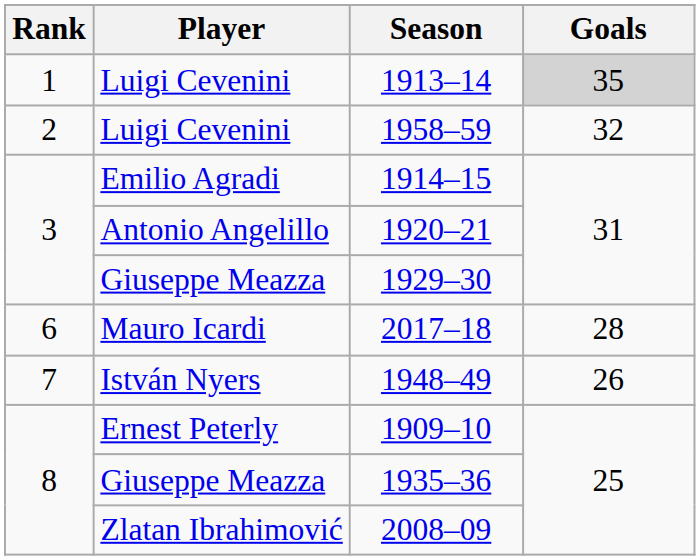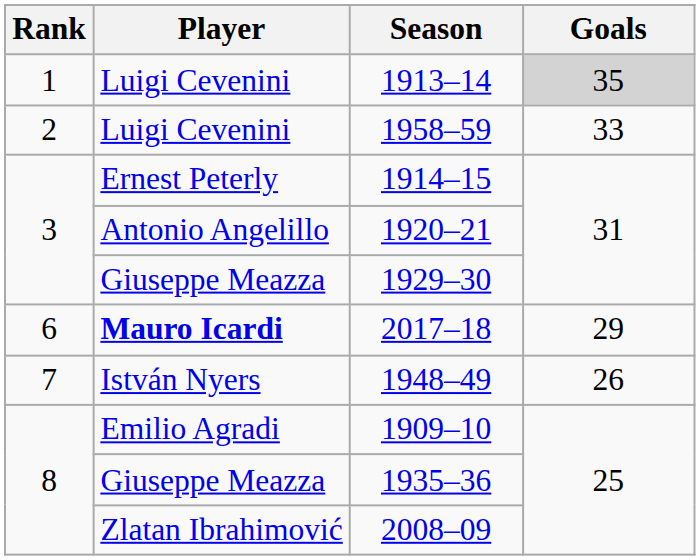(608, 129) 32 -> (608, 129) 33
(190, 179) Emilio Agradi -> (189, 179) Ernest Peterly
(183, 329) normal -> (192, 329) bold
(608, 329) 28 -> (608, 329) 29
(189, 429) Ernest Peterly -> (190, 429) Emilio Agradi
